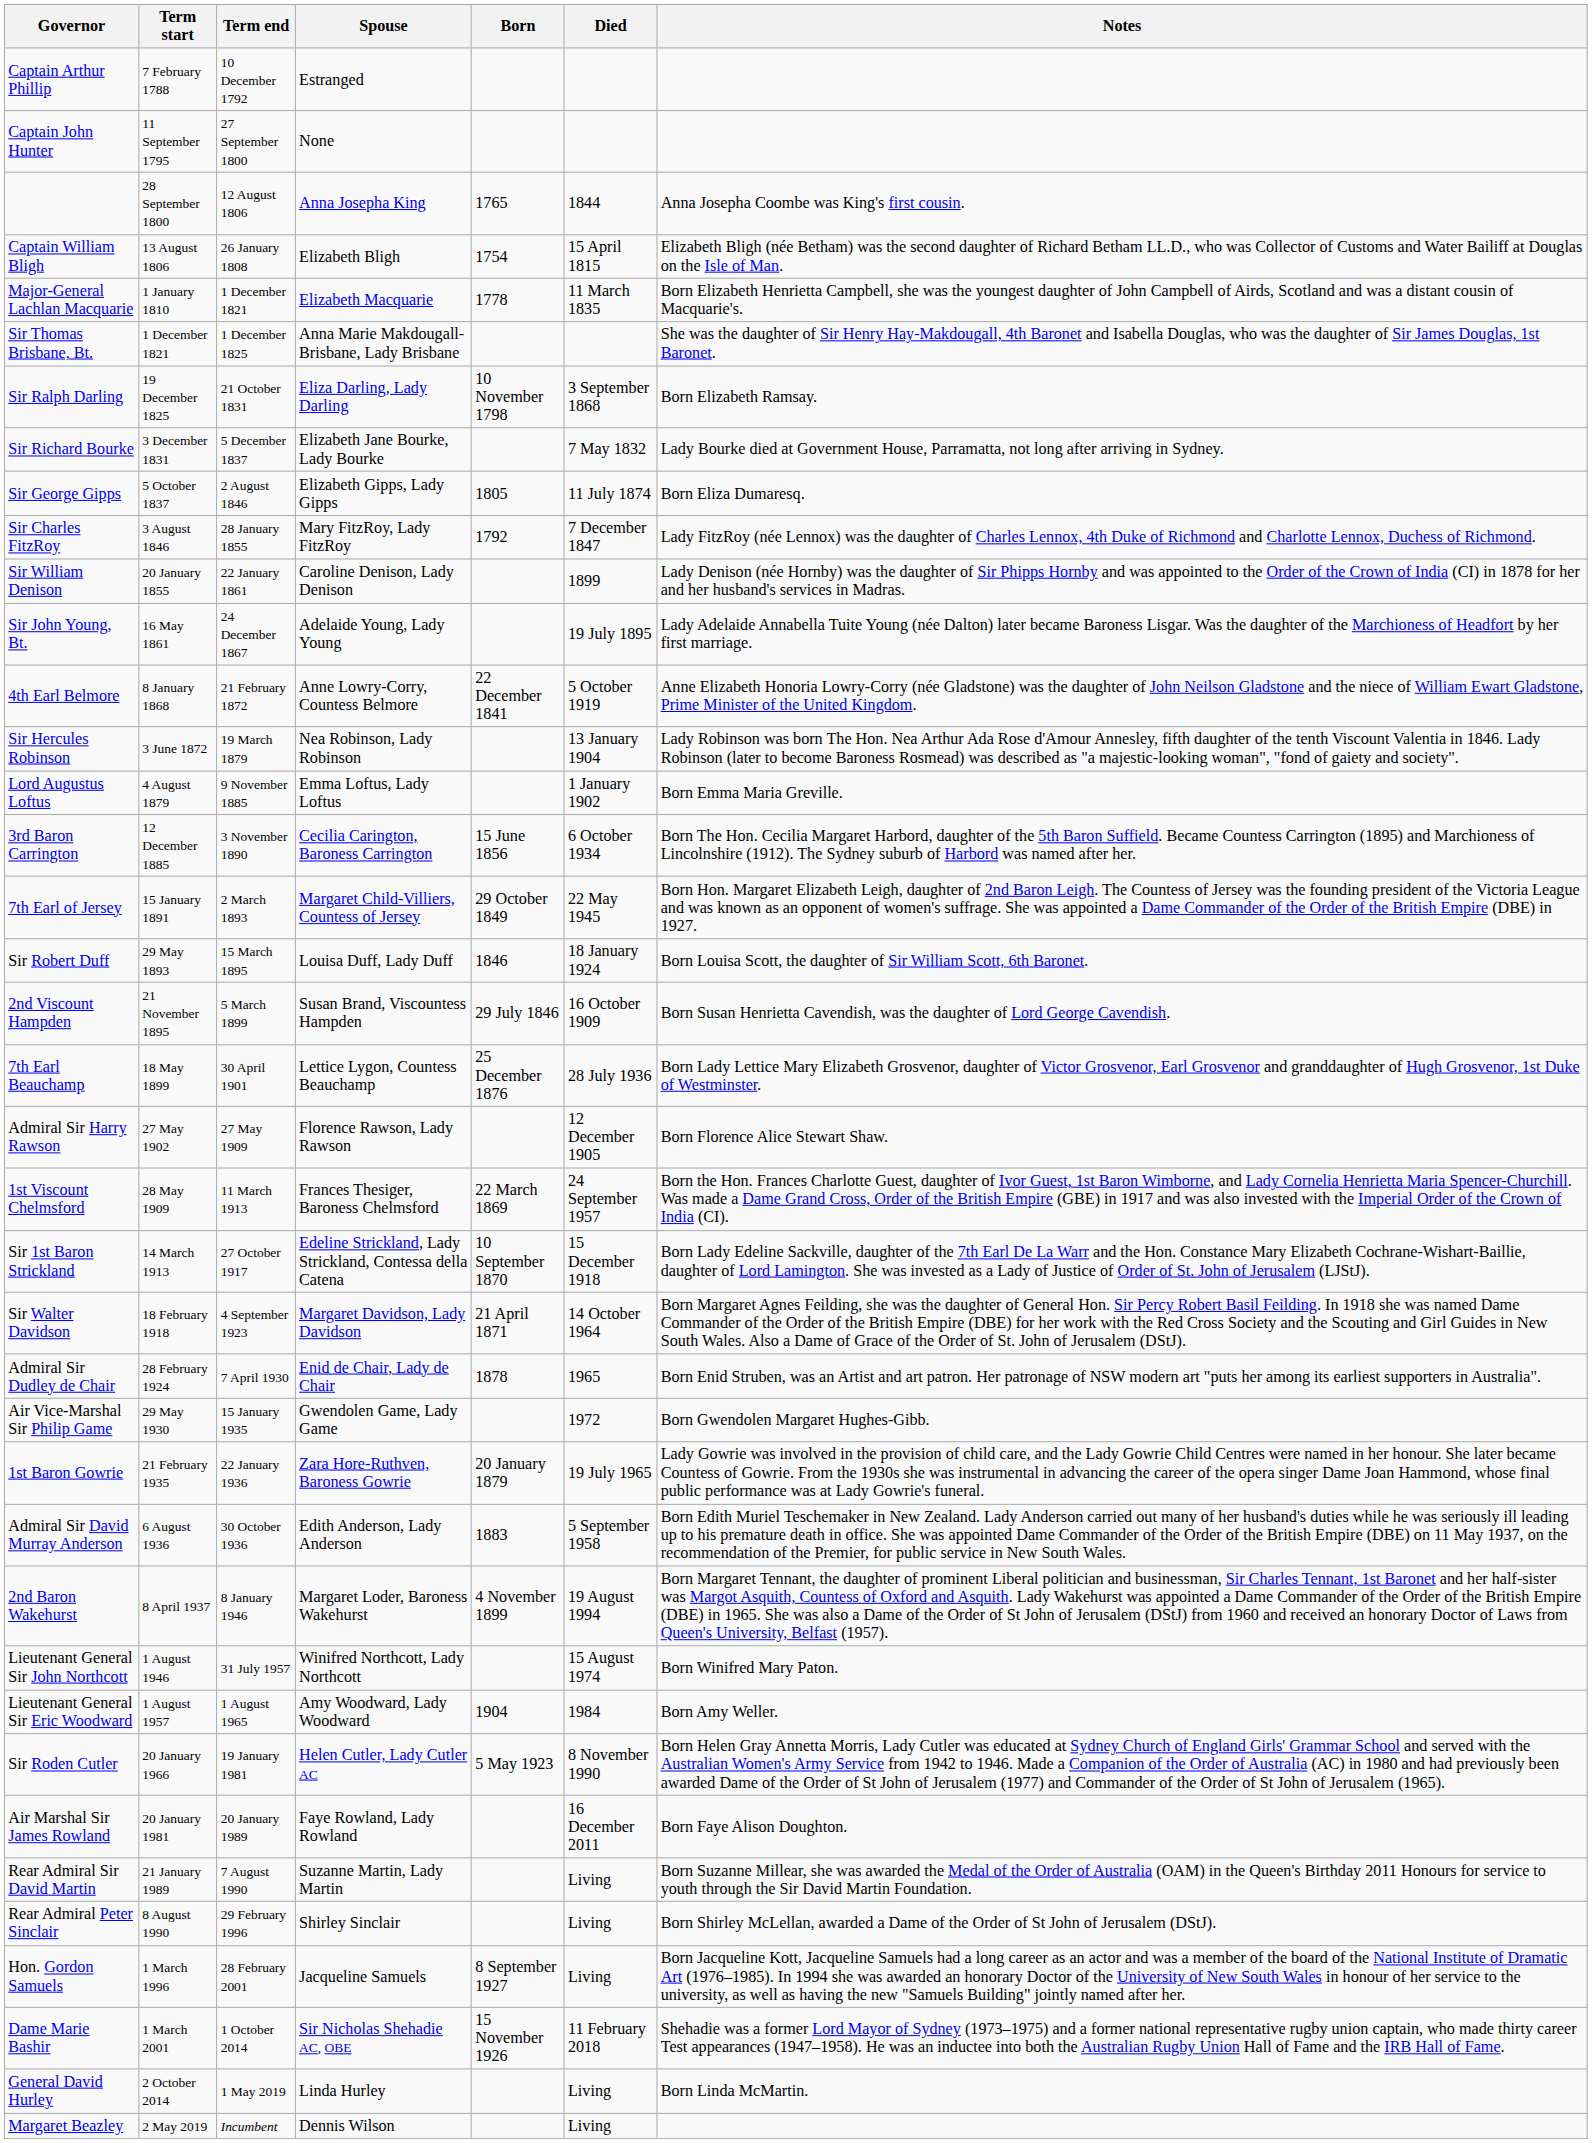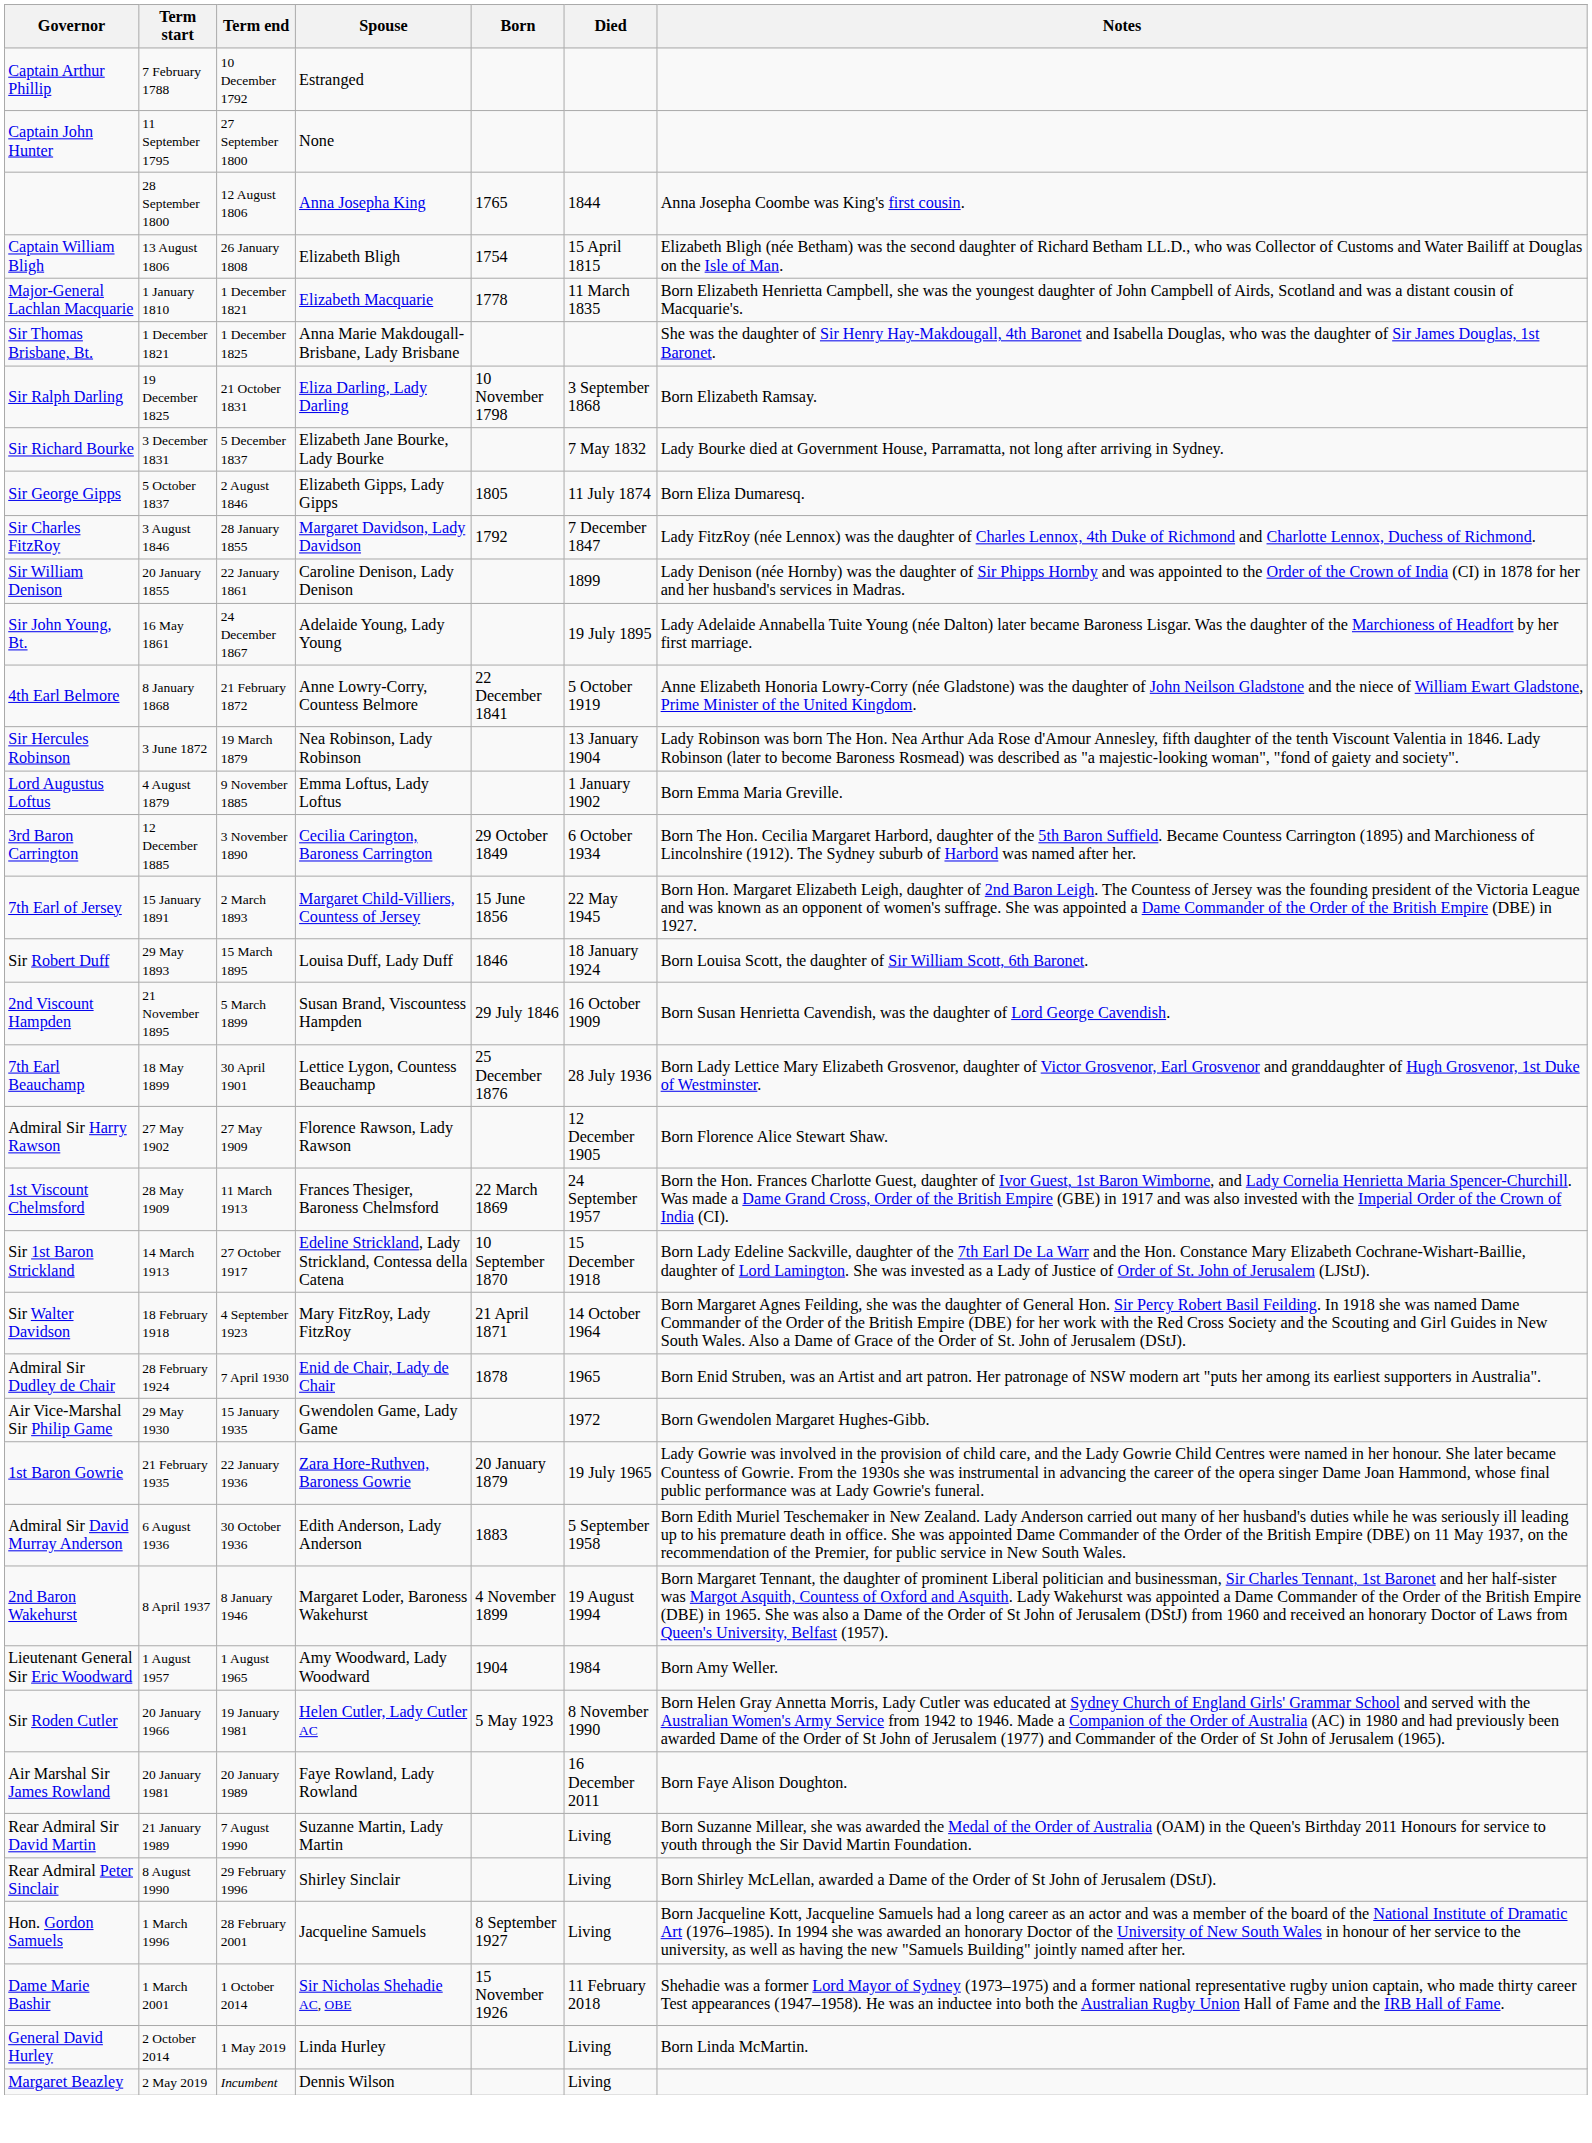(365, 537) Mary FitzRoy, Lady FitzRoy -> (382, 537) Margaret Davidson, Lady Davidson
(500, 845) 15 June 1856 -> (511, 845) 29 October 1849
(511, 907) 29 October 1849 -> (500, 907) 15 June 1856
(382, 1323) Margaret Davidson, Lady Davidson -> (365, 1323) Mary FitzRoy, Lady FitzRoy
- row: (70, 1667)
